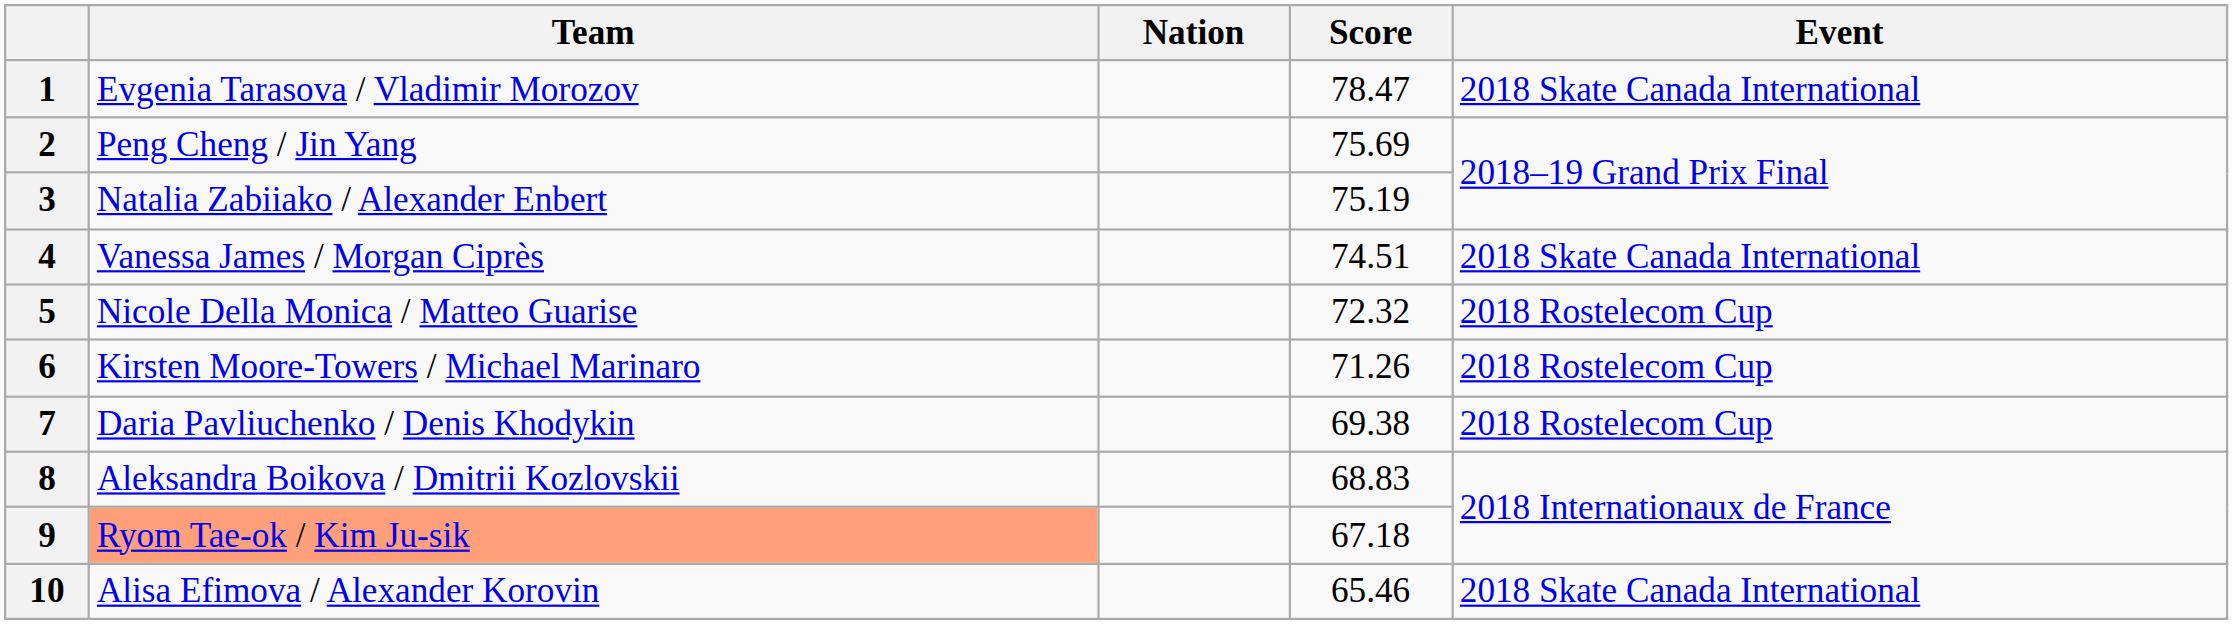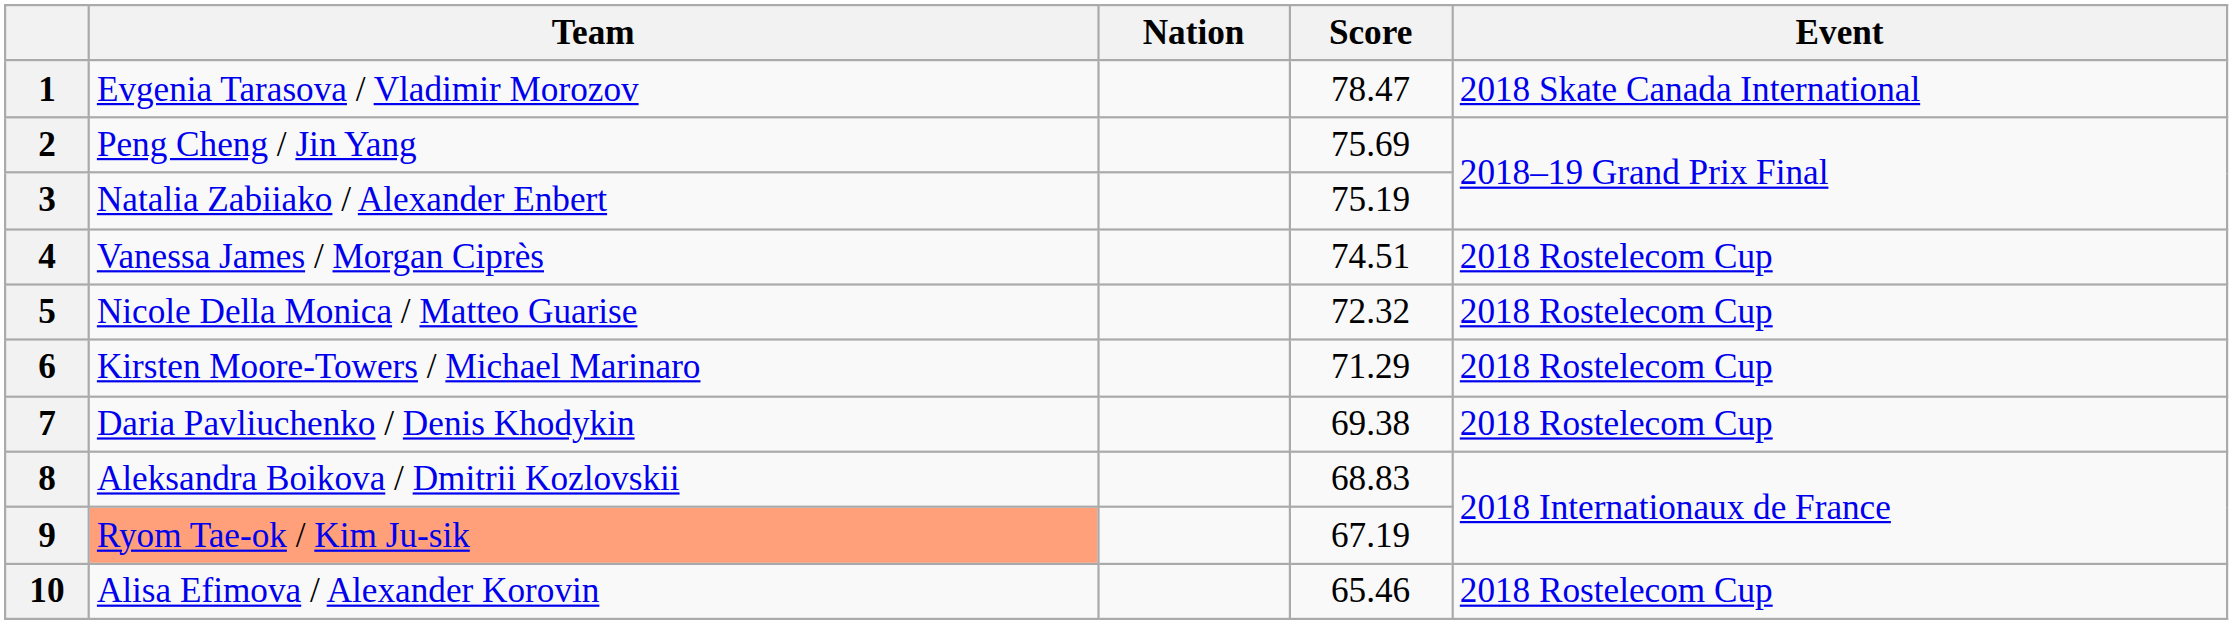(1690, 255) 2018 Skate Canada International -> (1616, 255) 2018 Rostelecom Cup
(1371, 367) 71.26 -> (1371, 367) 71.29
(1371, 534) 67.18 -> (1371, 534) 67.19
(1690, 590) 2018 Skate Canada International -> (1616, 590) 2018 Rostelecom Cup
